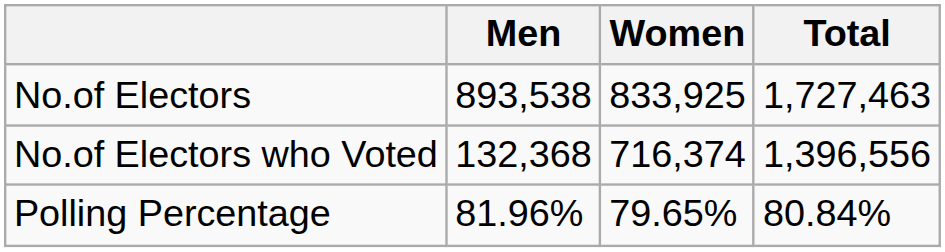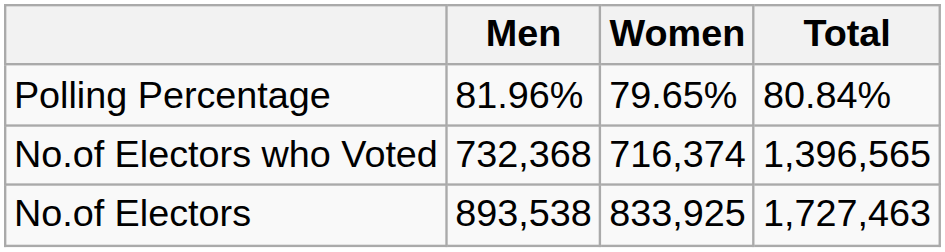rows swapped: (132, 94) <-> (172, 214)
(524, 154) 132,368 -> (524, 154) 732,368
(847, 154) 1,396,556 -> (847, 154) 1,396,565
